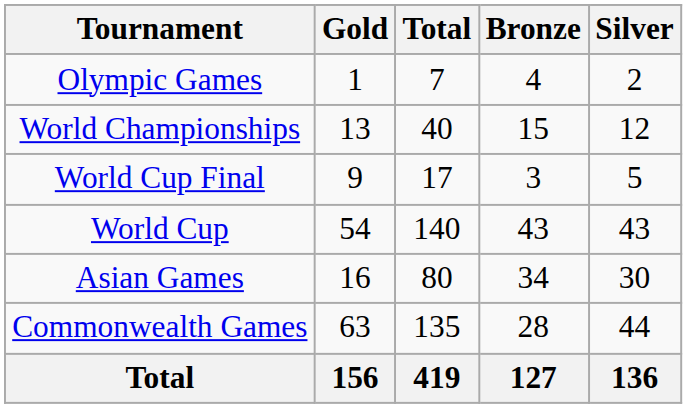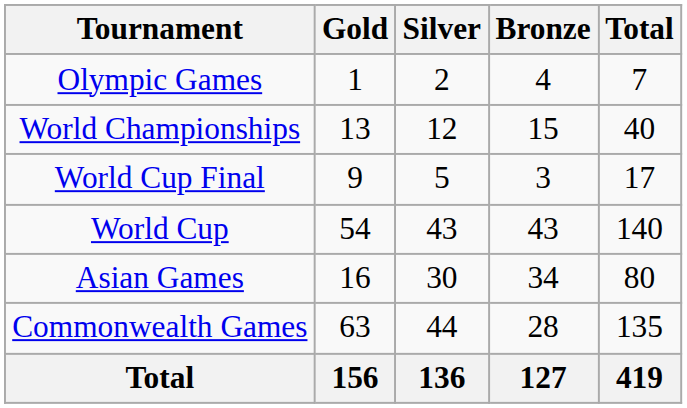columns swapped: (635, 29) <-> (437, 29)
